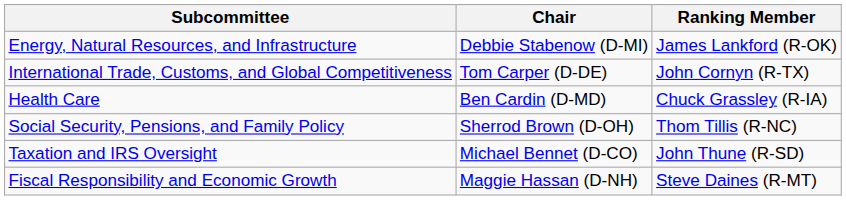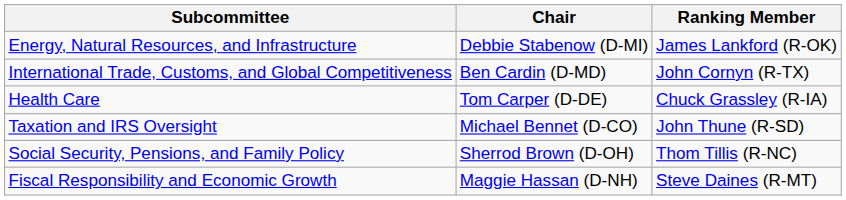(534, 72) Tom Carper (D-DE) -> (533, 72) Ben Cardin (D-MD)
(533, 99) Ben Cardin (D-MD) -> (534, 99) Tom Carper (D-DE)
rows swapped: (176, 126) <-> (113, 153)
